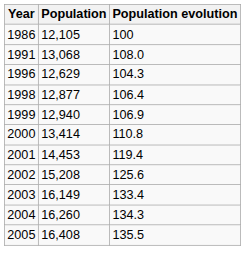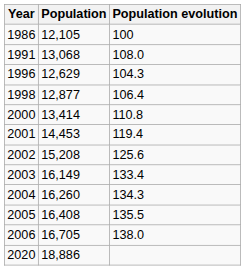- row: (21, 114)
+ row: (21, 235)
+ row: (21, 255)
